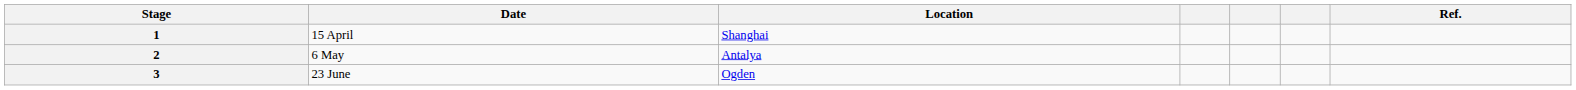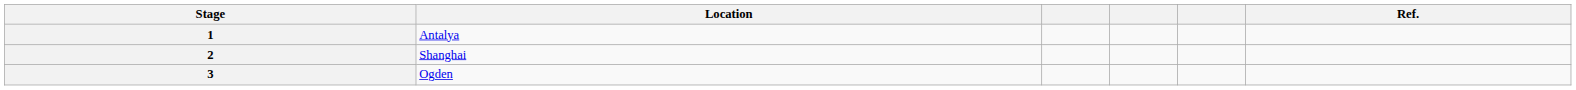- column: (513, 14)
(745, 34) Shanghai -> (439, 34) Antalya
(741, 54) Antalya -> (443, 54) Shanghai
